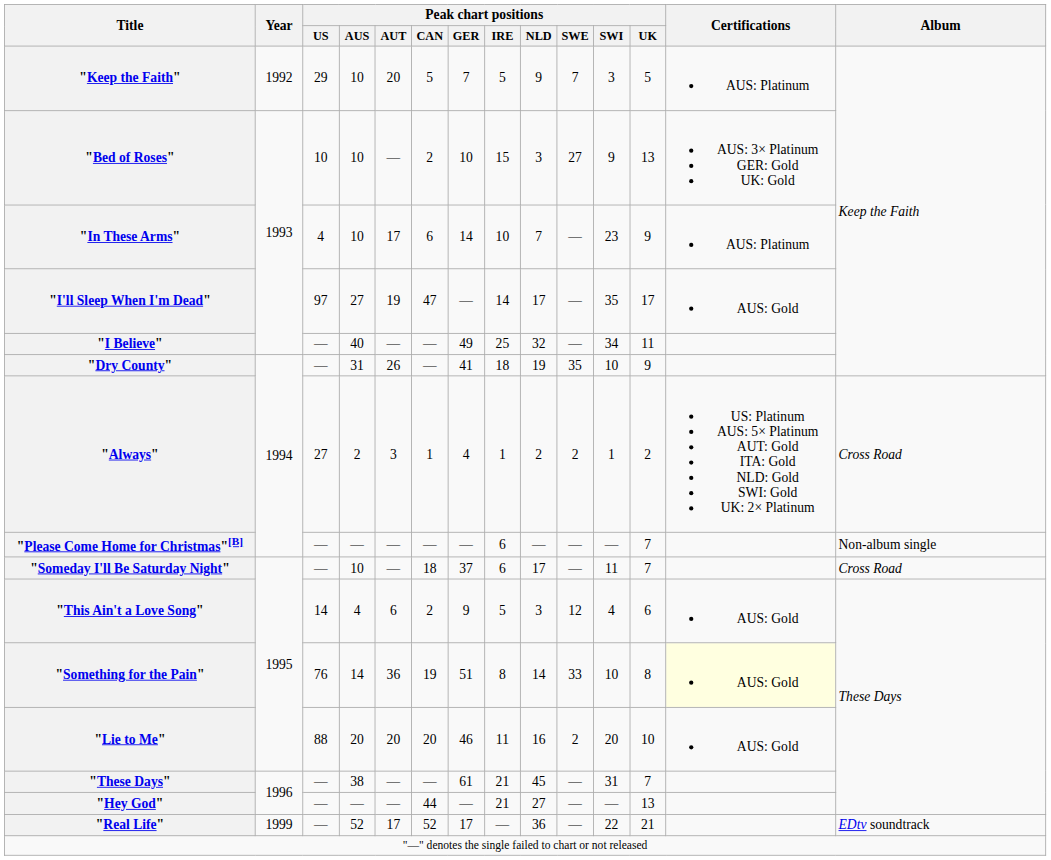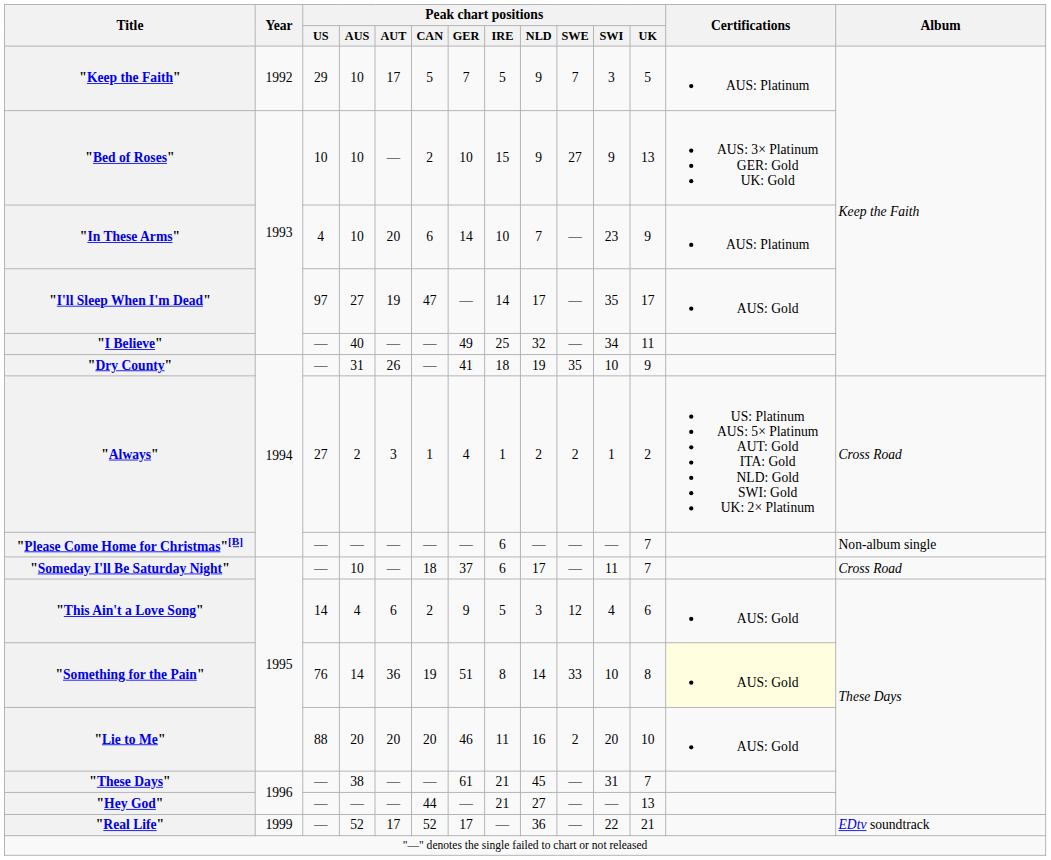(393, 78) 20 -> (393, 78) 17
(539, 157) 3 -> (539, 157) 9
(393, 237) 17 -> (393, 237) 20
